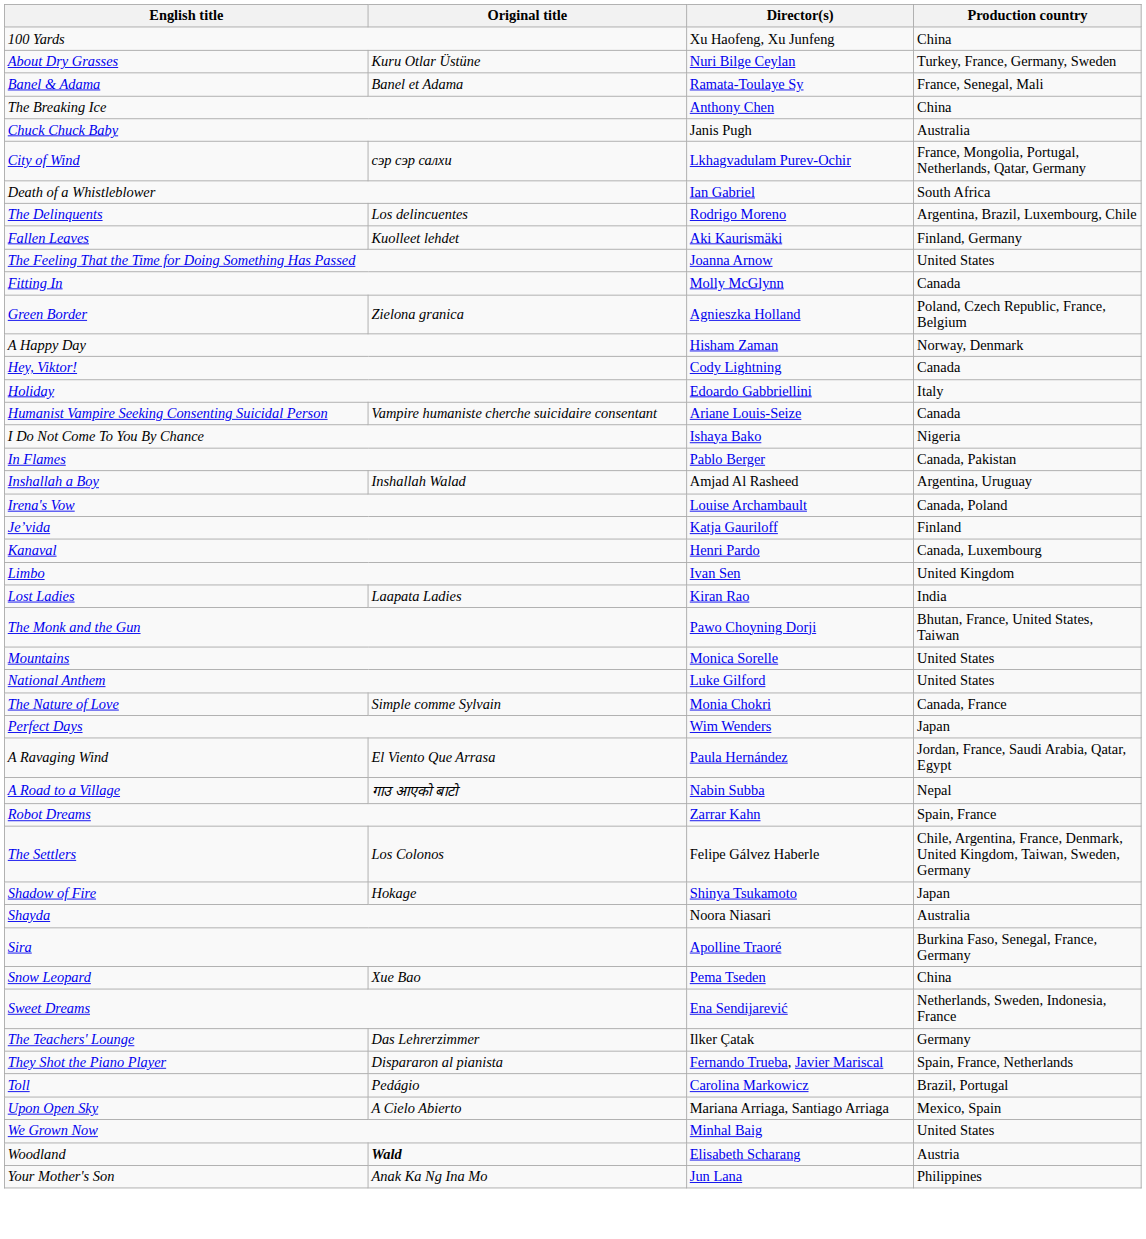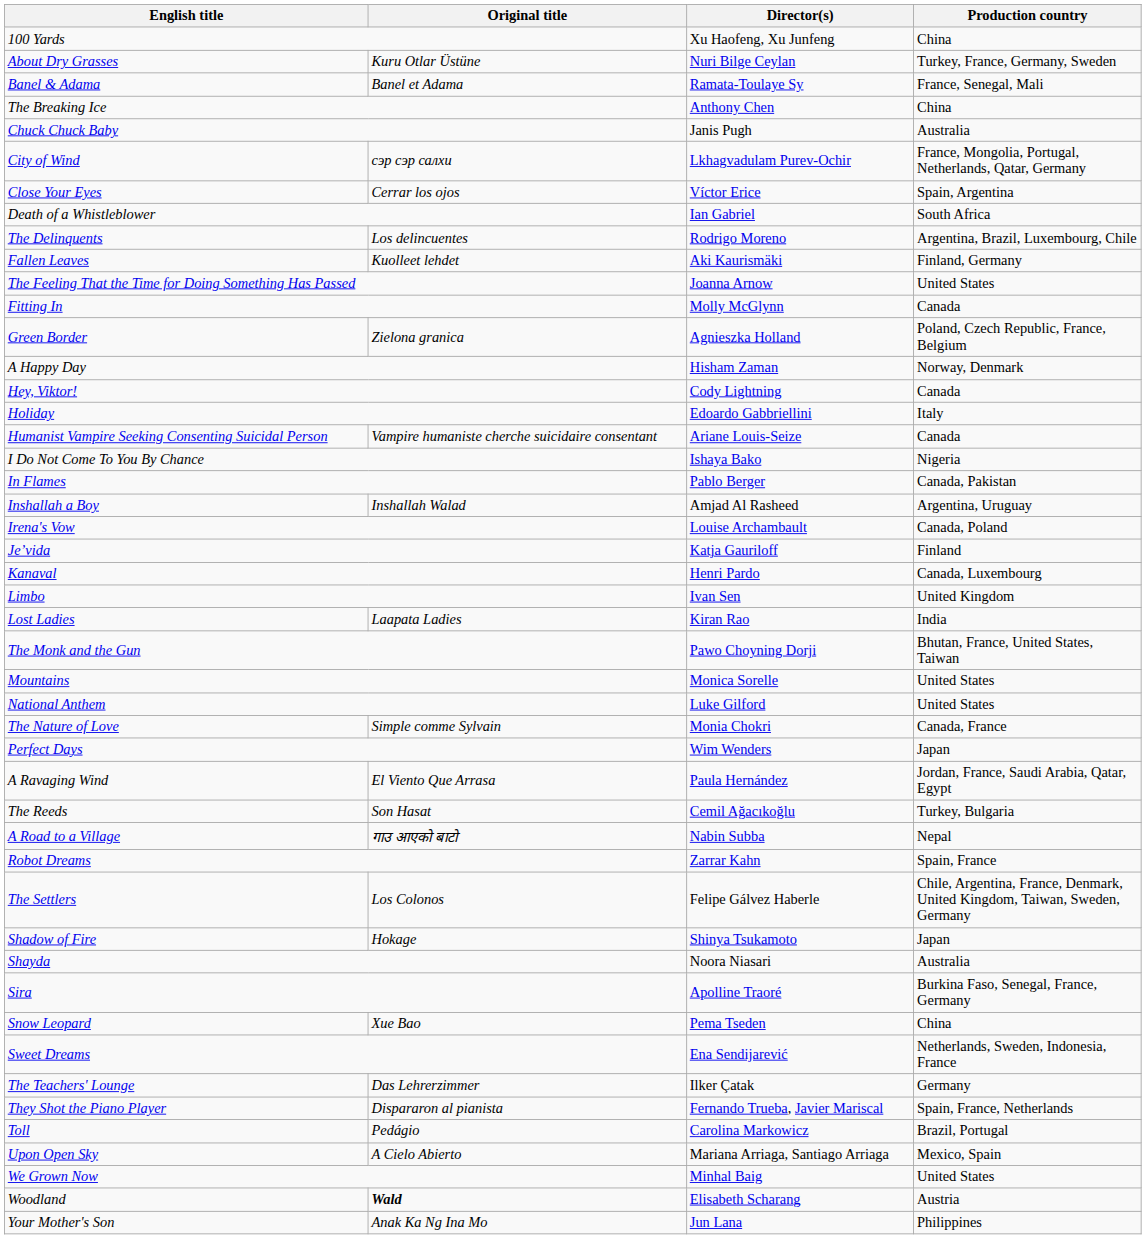+ row: (55, 191)
+ row: (38, 811)
